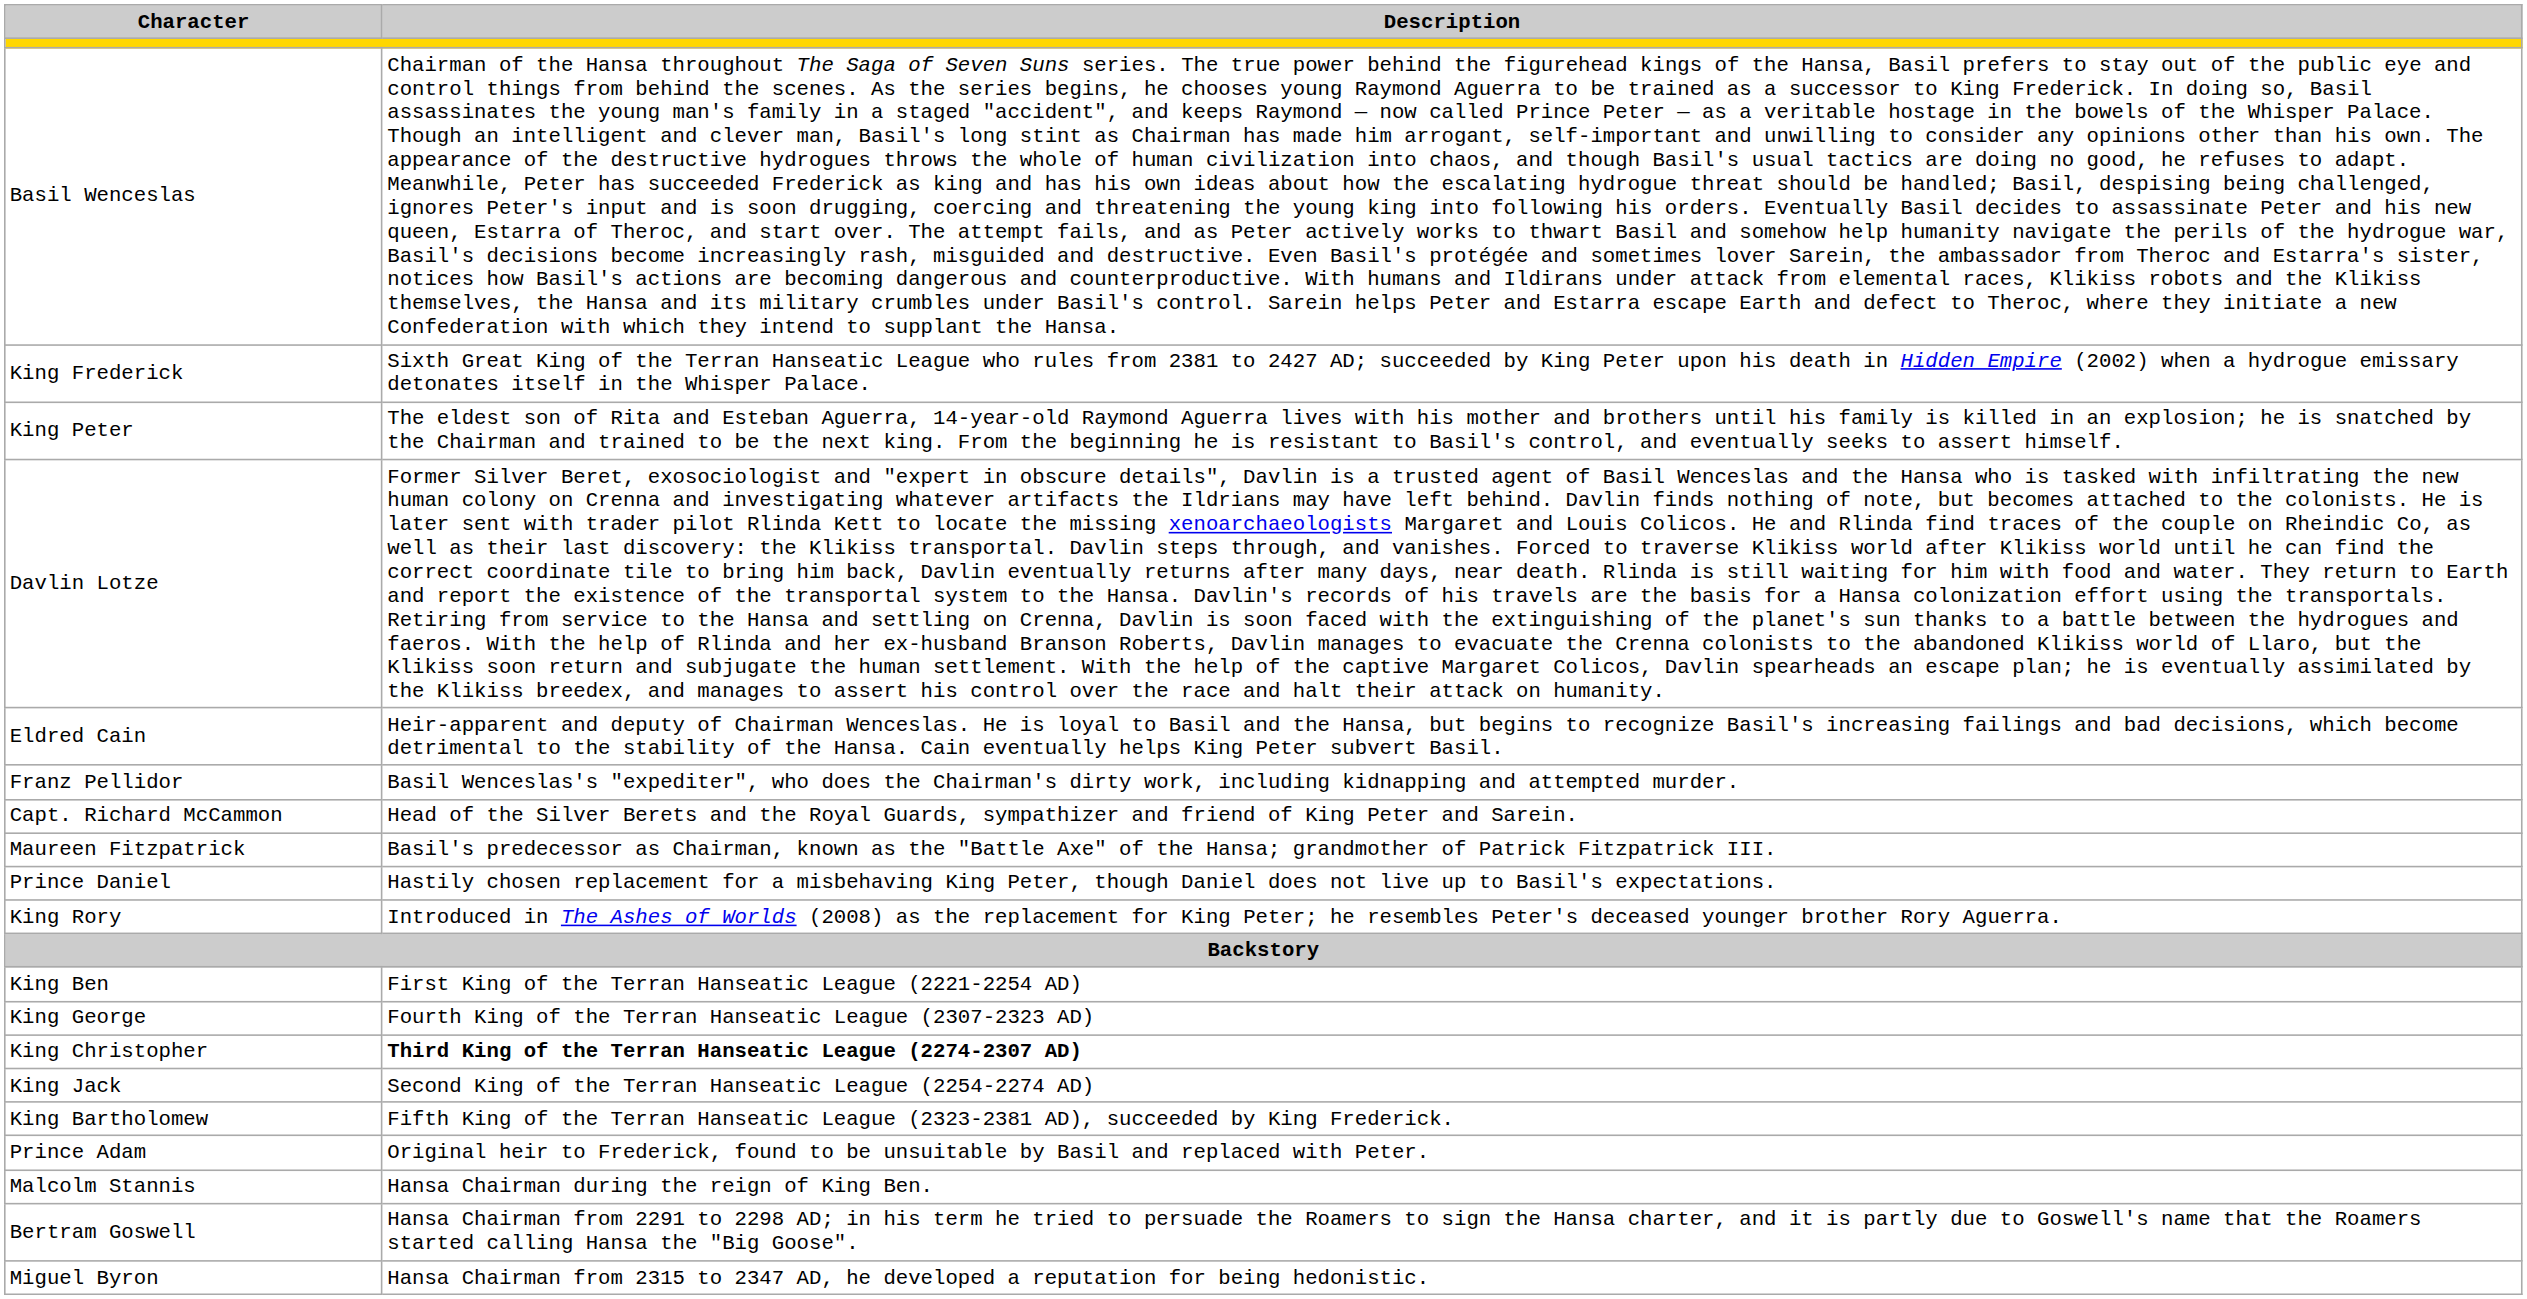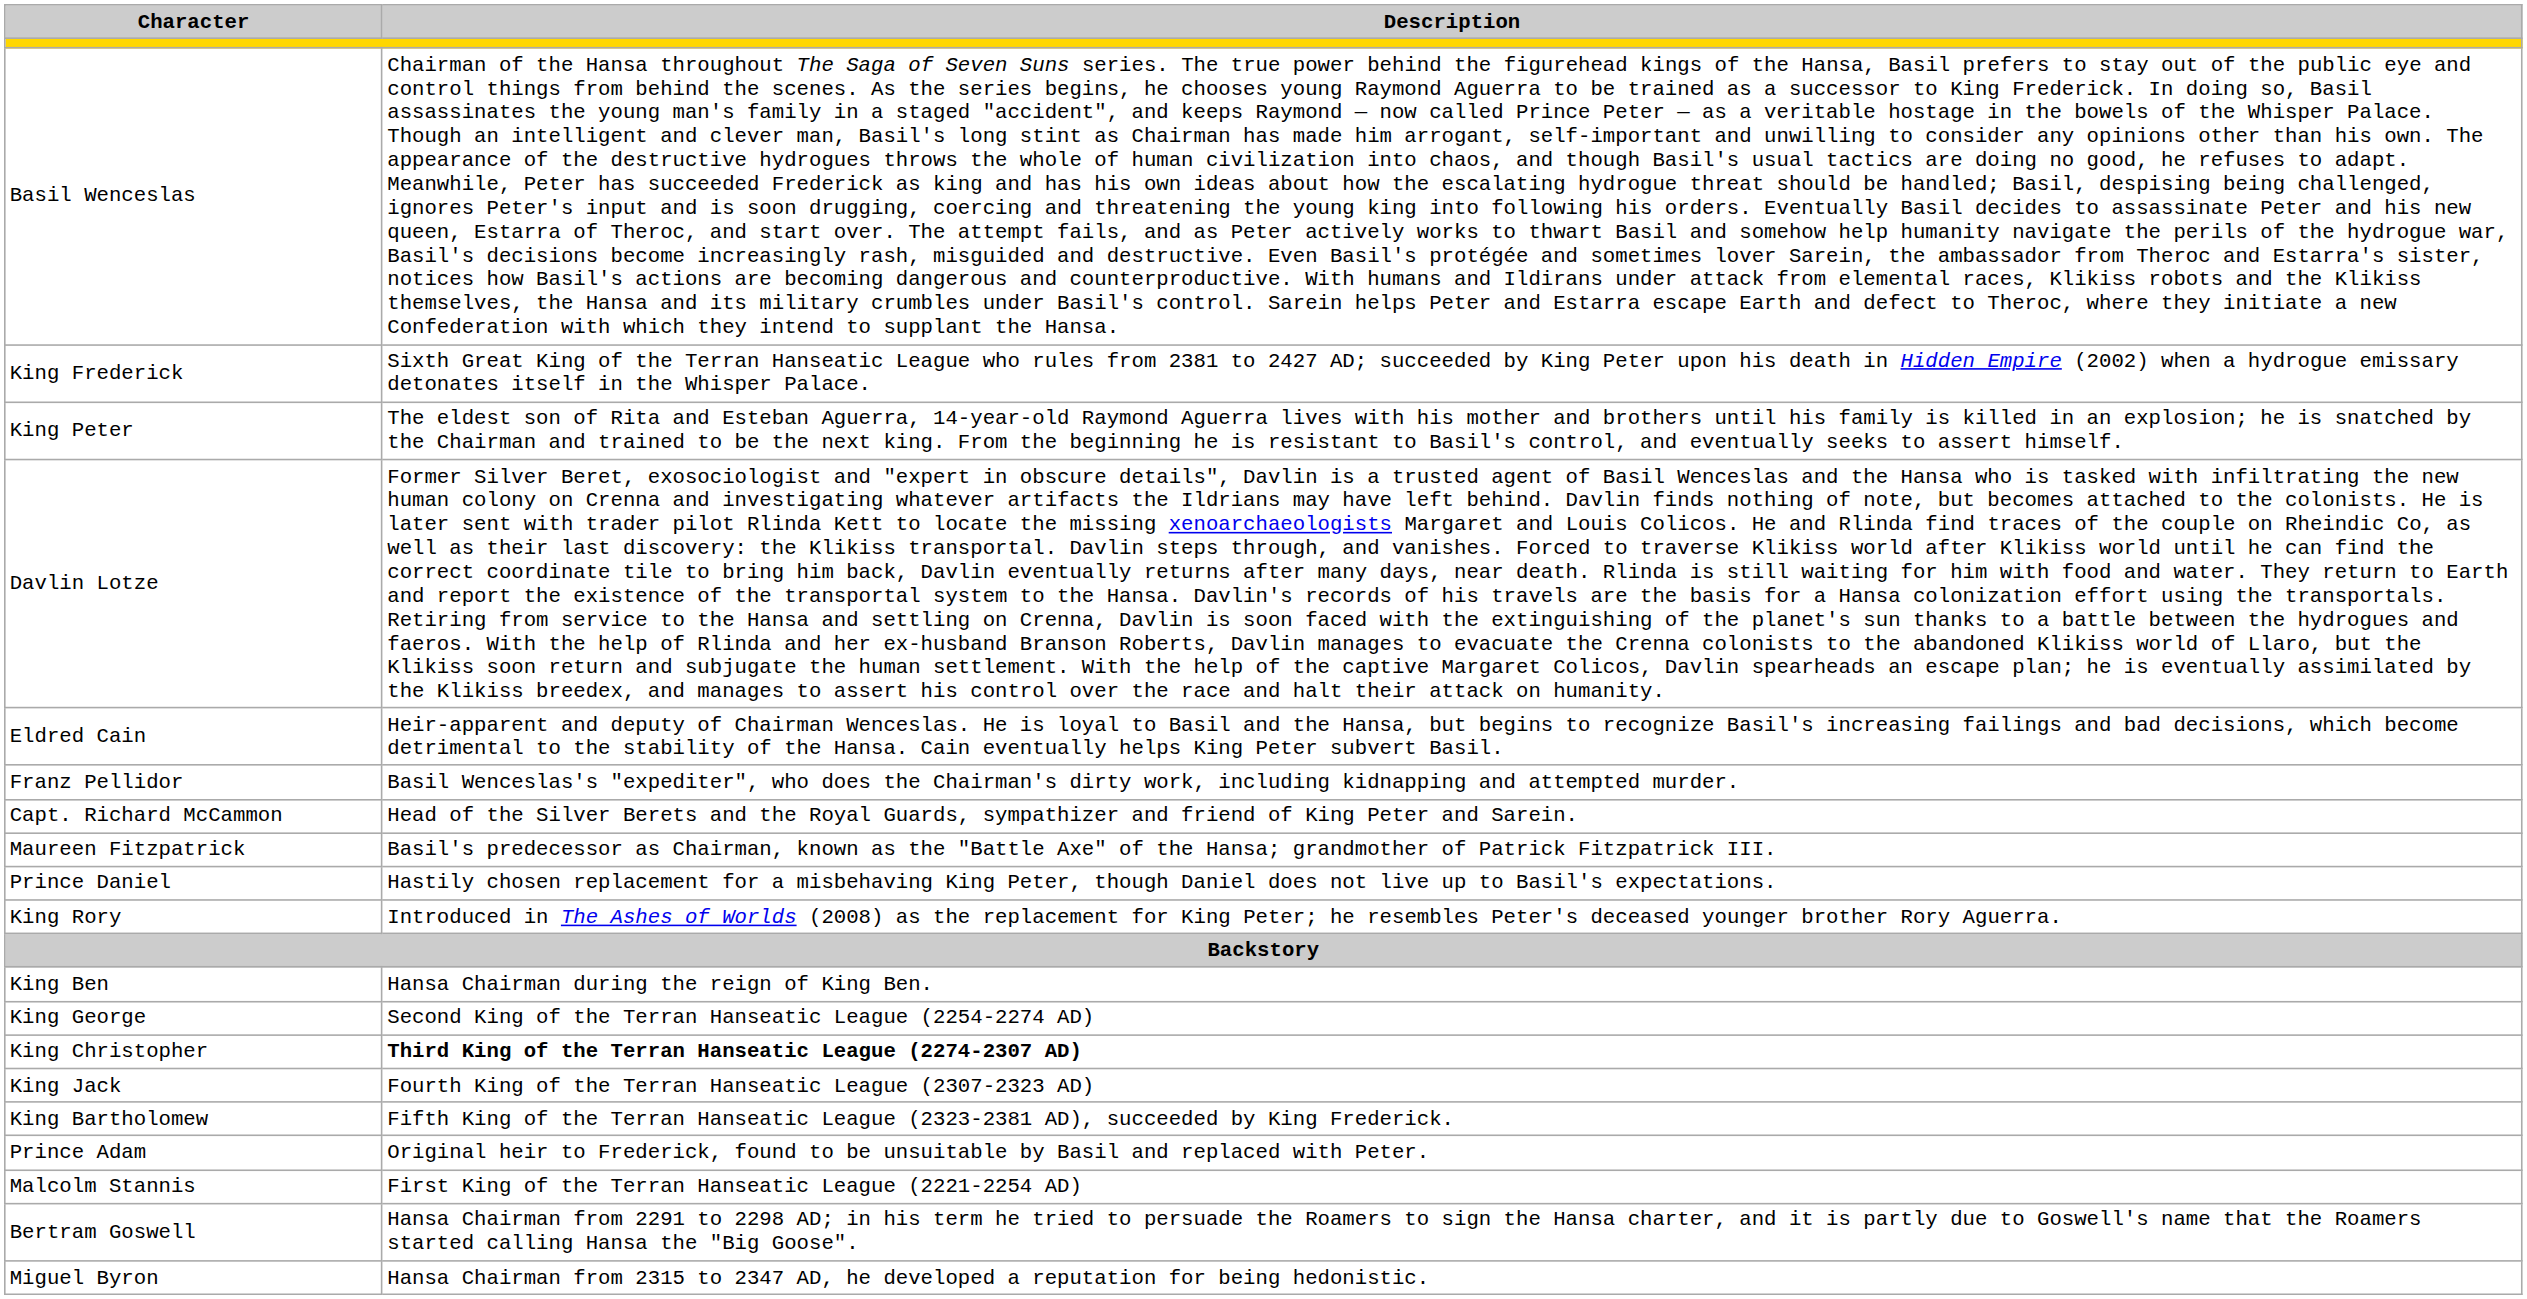(735, 984) First King of the Terran Hanseatic League (2221-2254 AD) -> (660, 984) Hansa Chairman during the reign of King Ben.
(741, 1018) Fourth King of the Terran Hanseatic League (2307-2323 AD) -> (741, 1018) Second King of the Terran Hanseatic League (2254-2274 AD)
(741, 1085) Second King of the Terran Hanseatic League (2254-2274 AD) -> (741, 1085) Fourth King of the Terran Hanseatic League (2307-2323 AD)
(660, 1186) Hansa Chairman during the reign of King Ben. -> (735, 1186) First King of the Terran Hanseatic League (2221-2254 AD)
